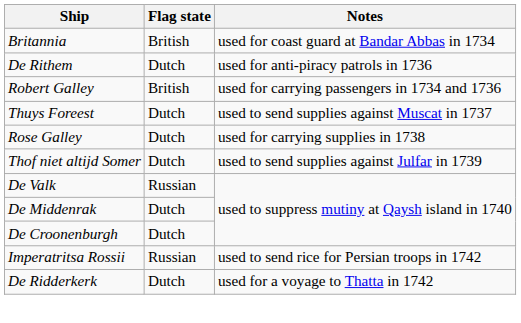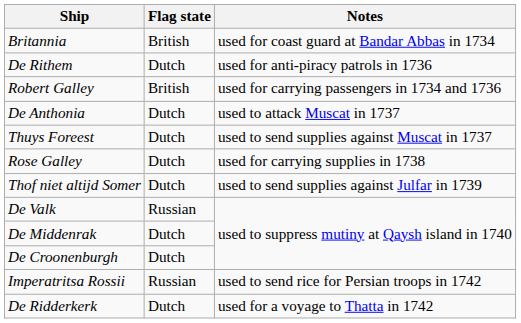+ row: (46, 112)
